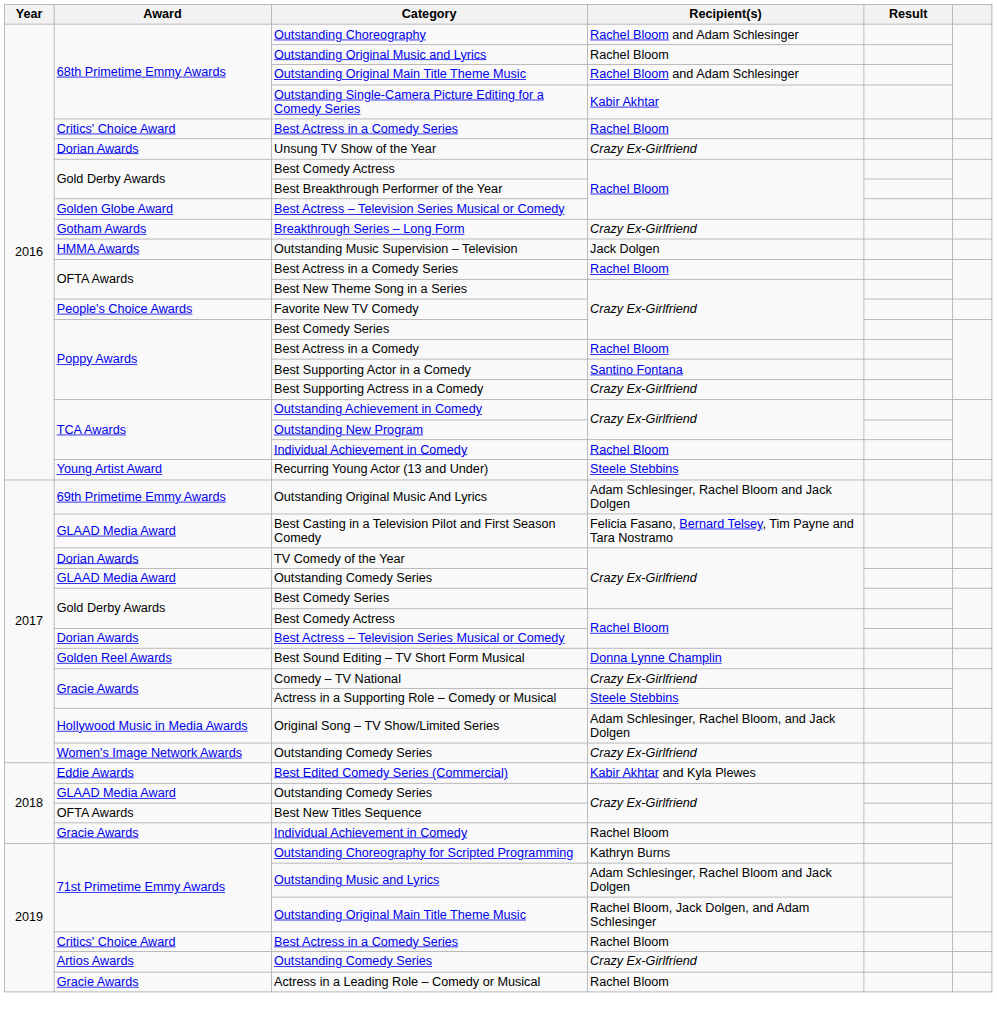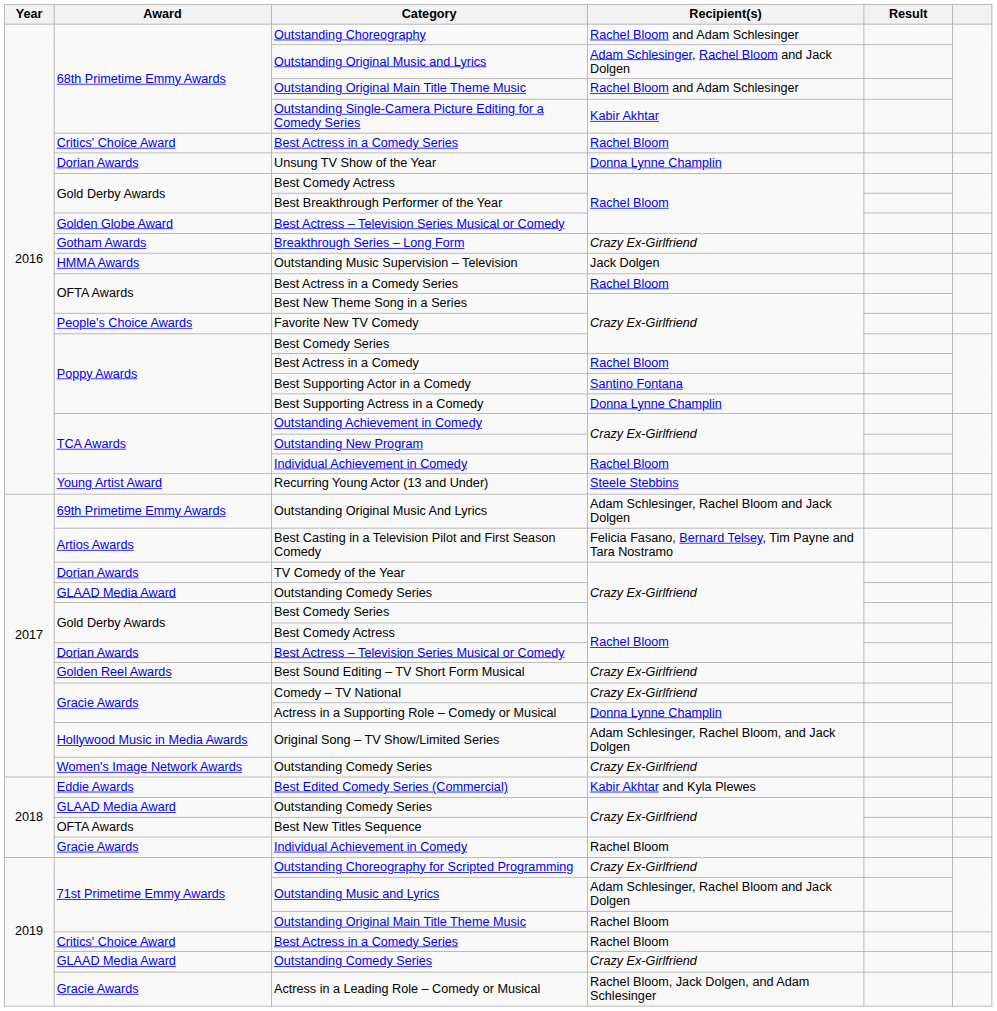(629, 54) Rachel Bloom -> (711, 61) Adam Schlesinger, Rachel Bloom and Jack Dolgen
(643, 149) Crazy Ex-Girlfriend -> (656, 163) Donna Lynne Champlin
(643, 389) Crazy Ex-Girlfriend -> (656, 403) Donna Lynne Champlin
(116, 531) GLAAD Media Award -> (95, 545) Artios Awards
(656, 658) Donna Lynne Champlin -> (643, 672) Crazy Ex-Girlfriend
(634, 698) Steele Stebbins -> (656, 712) Donna Lynne Champlin
(630, 853) Kathryn Burns -> (643, 867) Crazy Ex-Girlfriend
(700, 914) Rachel Bloom, Jack Dolgen, and Adam Schlesinger -> (629, 921) Rachel Bloom
(95, 961) Artios Awards -> (116, 961) GLAAD Media Award
(629, 981) Rachel Bloom -> (700, 988) Rachel Bloom, Jack Dolgen, and Adam Schlesinger
